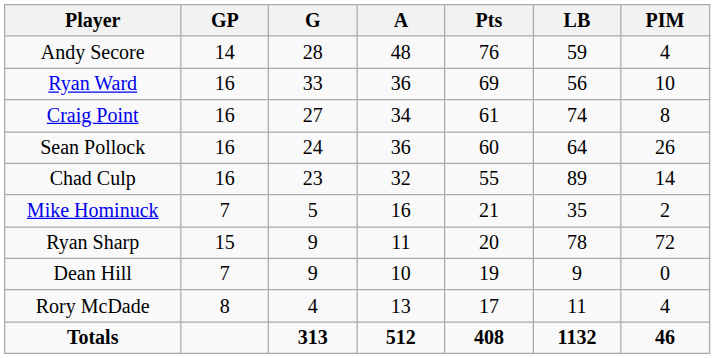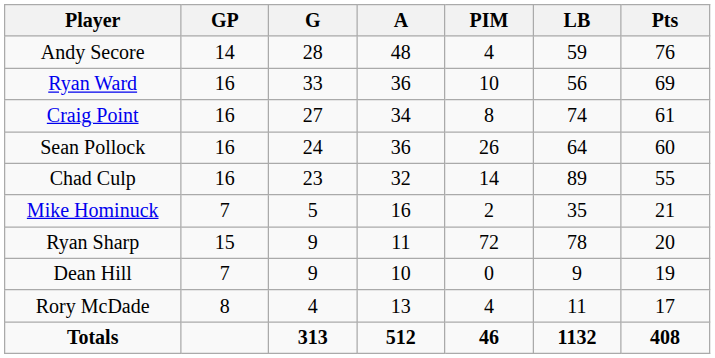columns swapped: (489, 20) <-> (665, 20)
